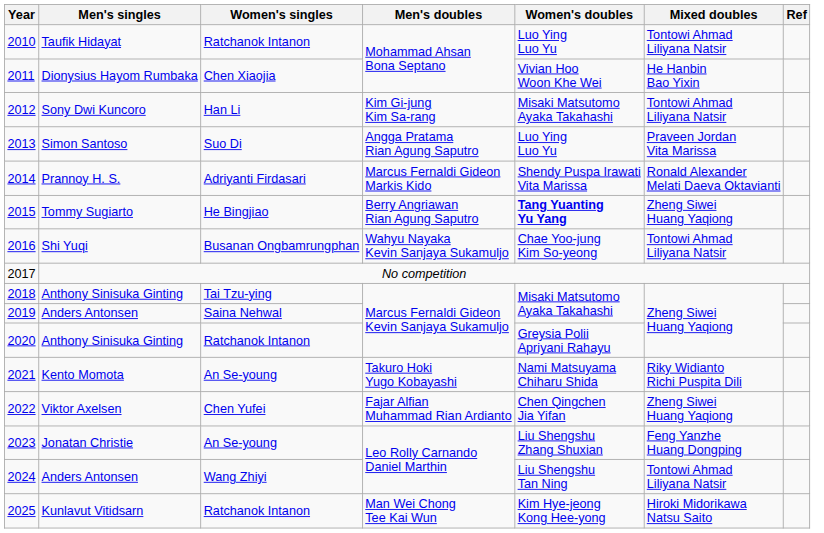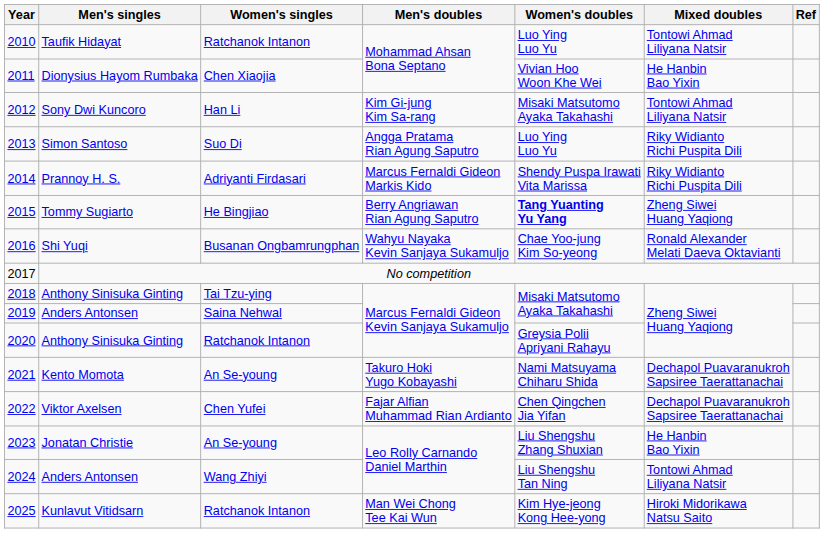(691, 144) Praveen Jordan Vita Marissa -> (694, 144) Riky Widianto Richi Puspita Dili
(714, 178) Ronald Alexander Melati Daeva Oktavianti -> (694, 178) Riky Widianto Richi Puspita Dili
(690, 247) Tontowi Ahmad Liliyana Natsir -> (714, 247) Ronald Alexander Melati Daeva Oktavianti
(694, 375) Riky Widianto Richi Puspita Dili -> (718, 375) Dechapol Puavaranukroh Sapsiree Taerattanachai
(690, 409) Zheng Siwei Huang Yaqiong -> (718, 409) Dechapol Puavaranukroh Sapsiree Taerattanachai
(694, 443) Feng Yanzhe Huang Dongping -> (677, 443) He Hanbin Bao Yixin
